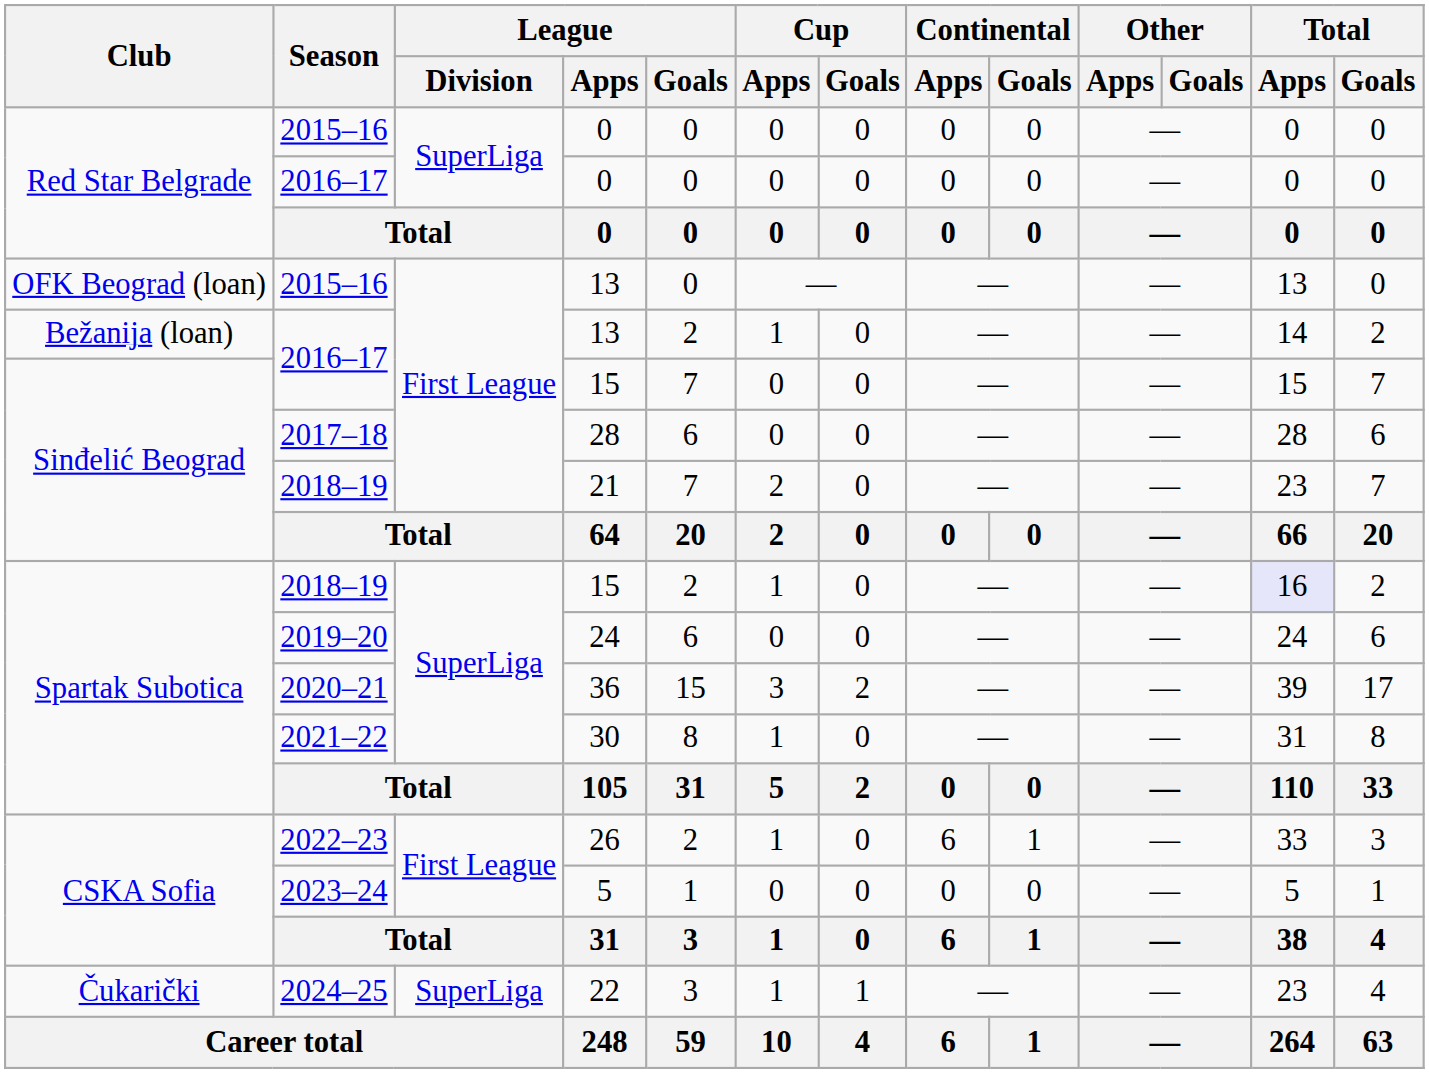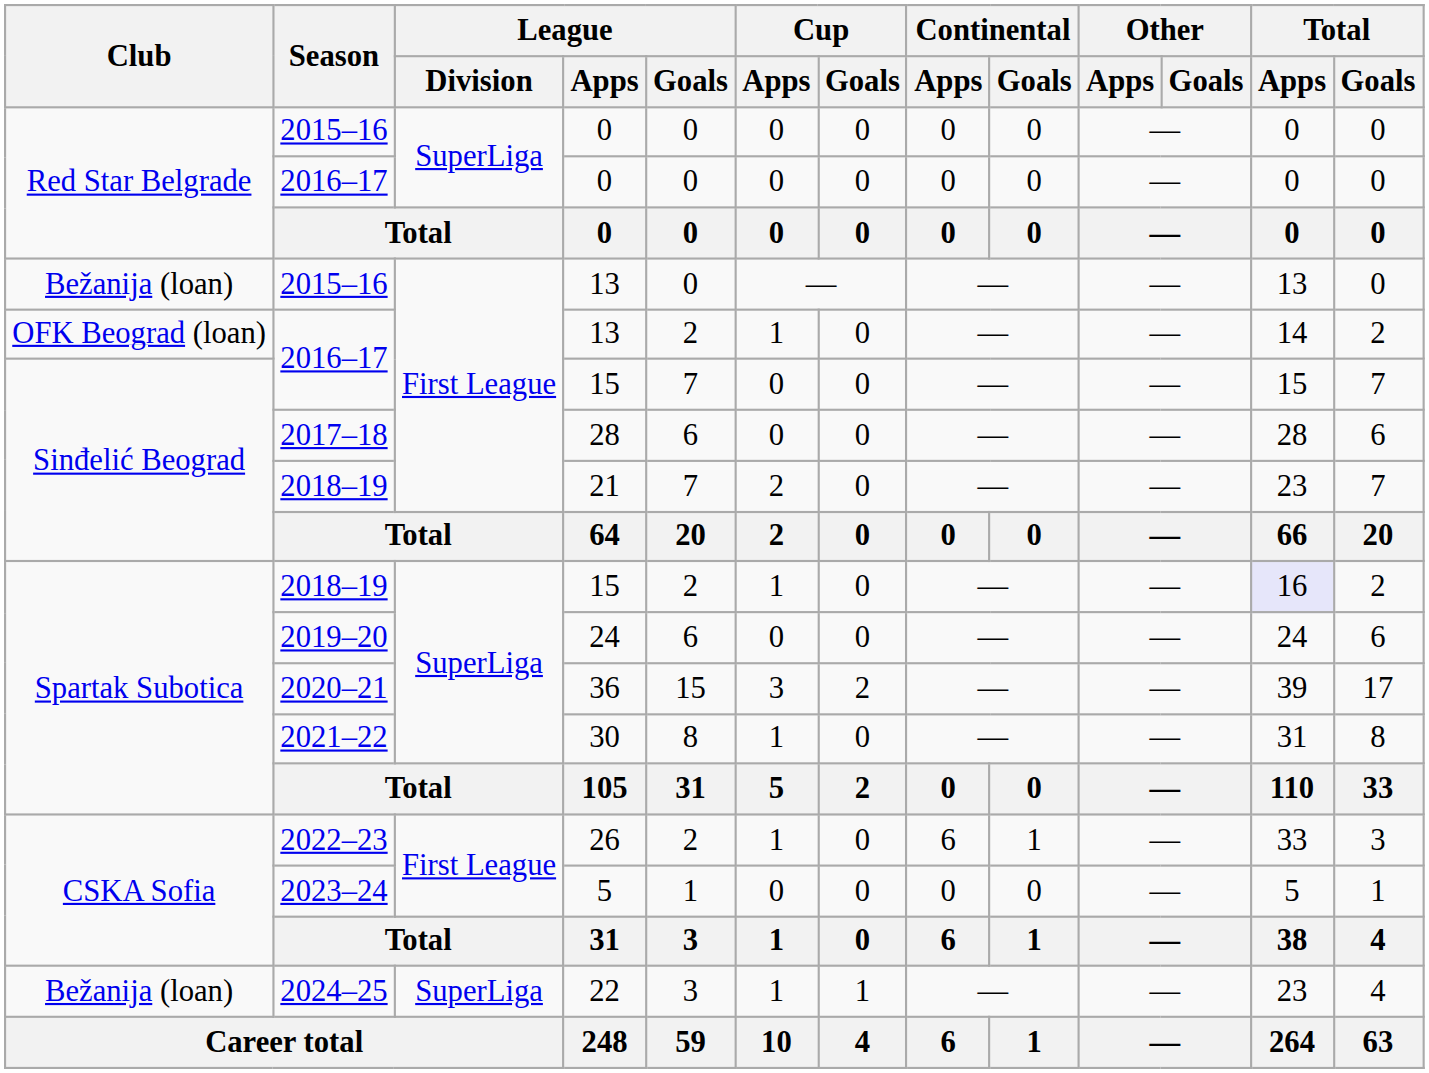(139, 283) OFK Beograd (loan) -> (139, 283) Bežanija (loan)
(139, 333) Bežanija (loan) -> (139, 333) OFK Beograd (loan)
(139, 991) Čukarički -> (139, 991) Bežanija (loan)
